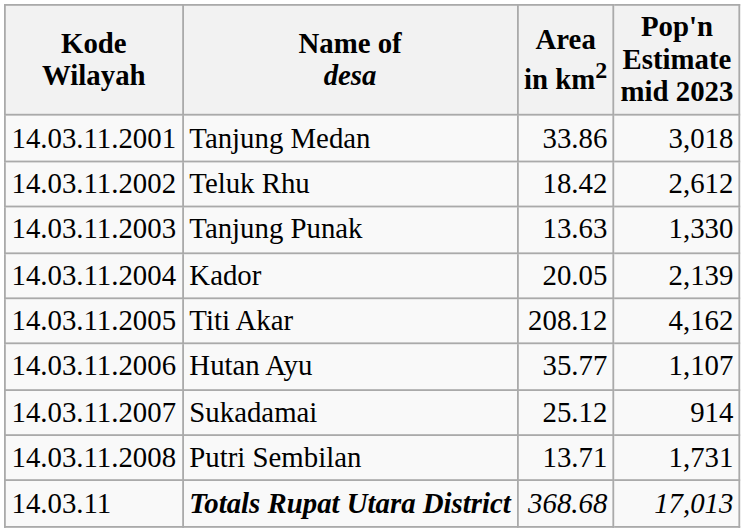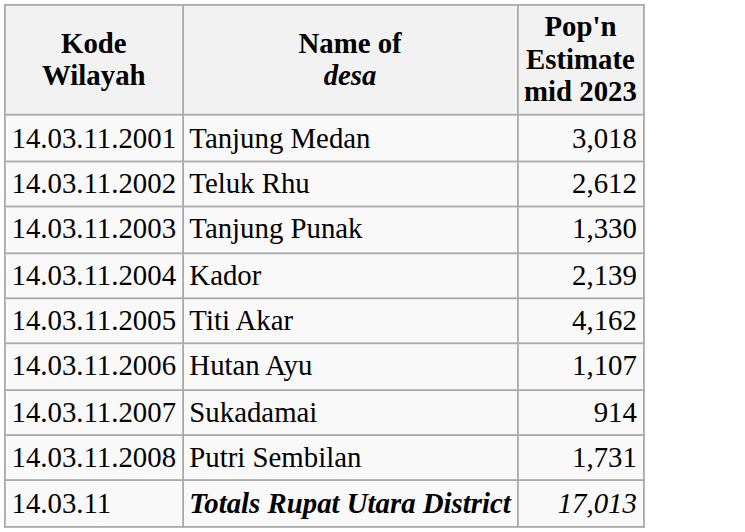- column: (566, 59)
